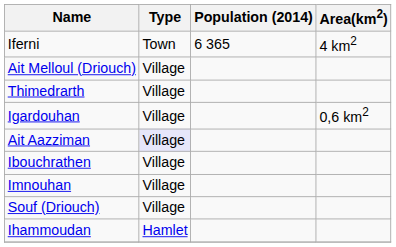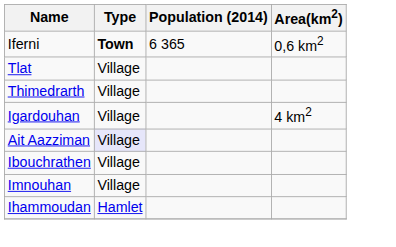(159, 44) normal -> (115, 44) bold
(338, 44) 4 km2 -> (299, 44) 0,6 km2
+ row: (20, 68)
- row: (72, 68)
(344, 115) 0,6 km2 -> (293, 115) 4 km2
- row: (54, 208)
